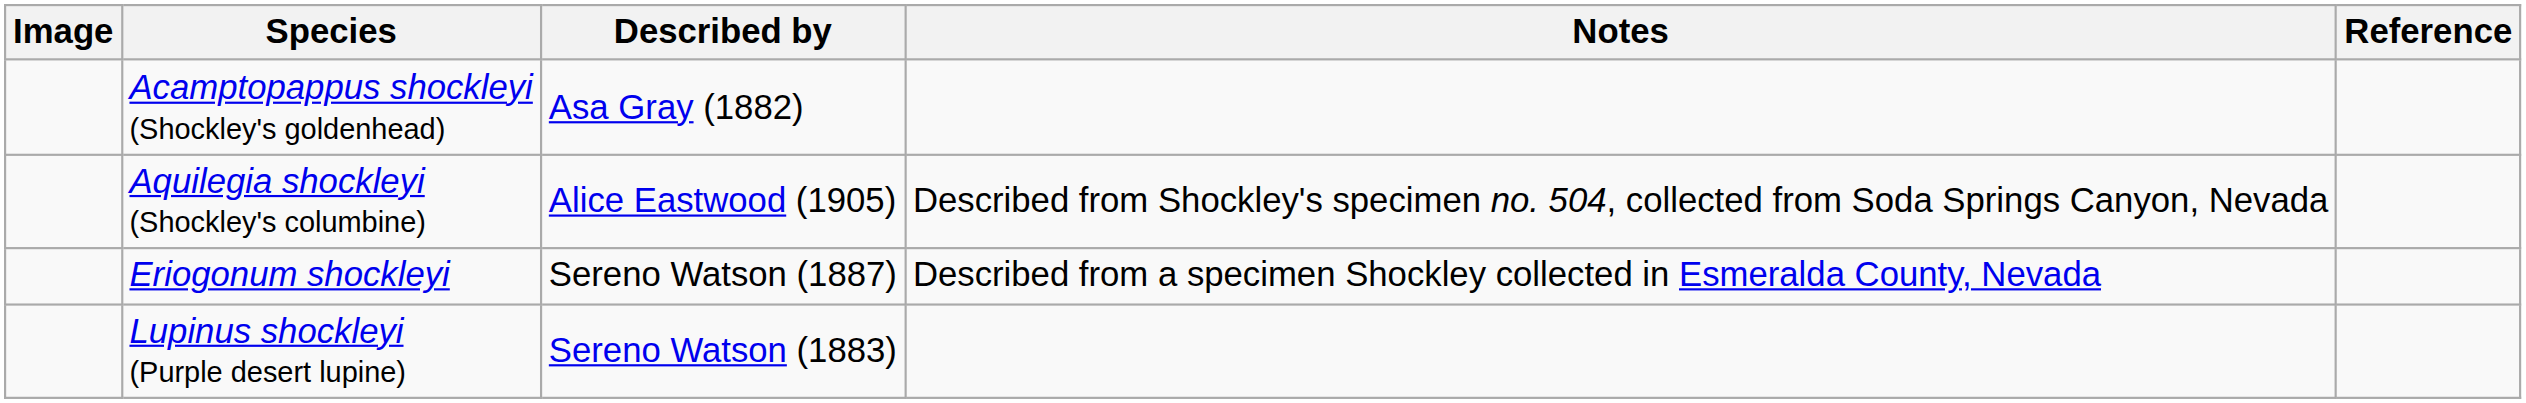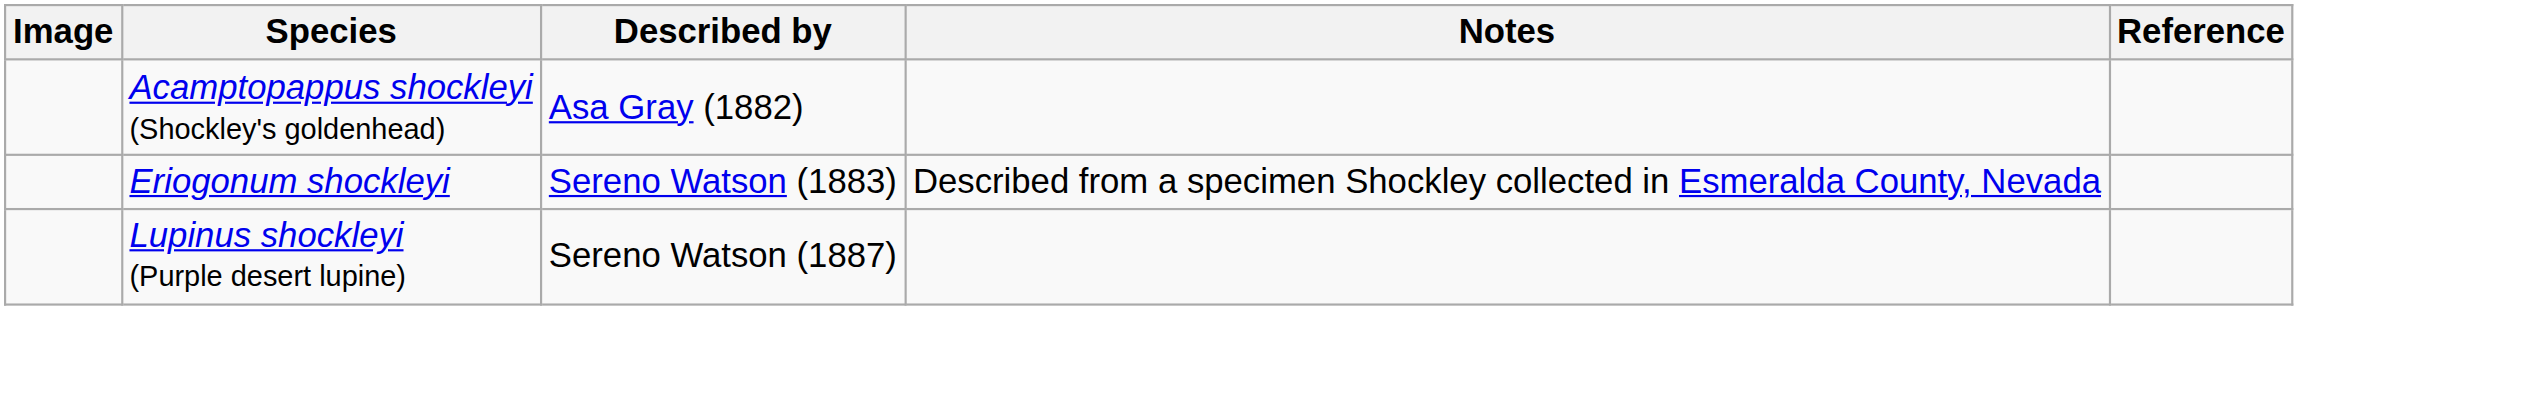- row: (278, 200)
(723, 275) Sereno Watson (1887) -> (723, 181) Sereno Watson (1883)
(723, 349) Sereno Watson (1883) -> (723, 255) Sereno Watson (1887)
